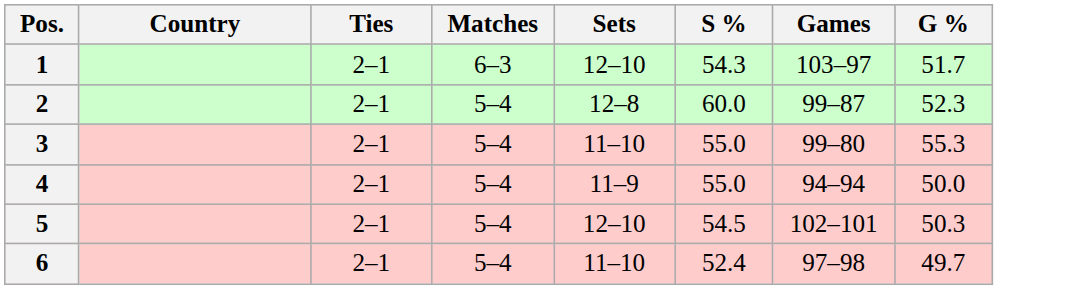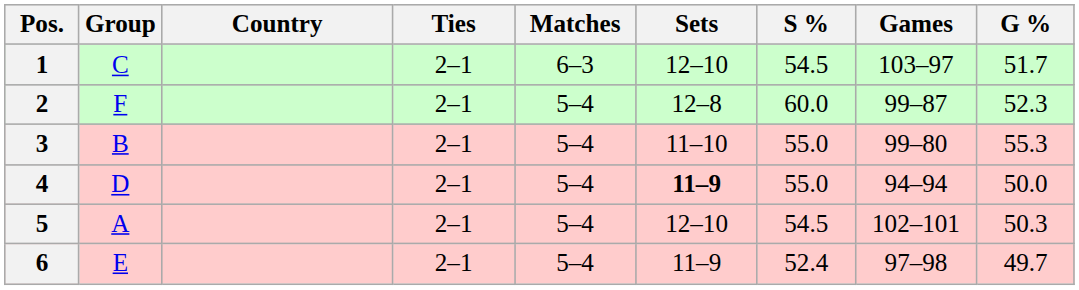+ column: (120, 24)
(724, 64) 54.3 -> (806, 64) 54.5
(614, 183) normal -> (697, 183) bold
(614, 263) 11–10 -> (697, 263) 11–9
